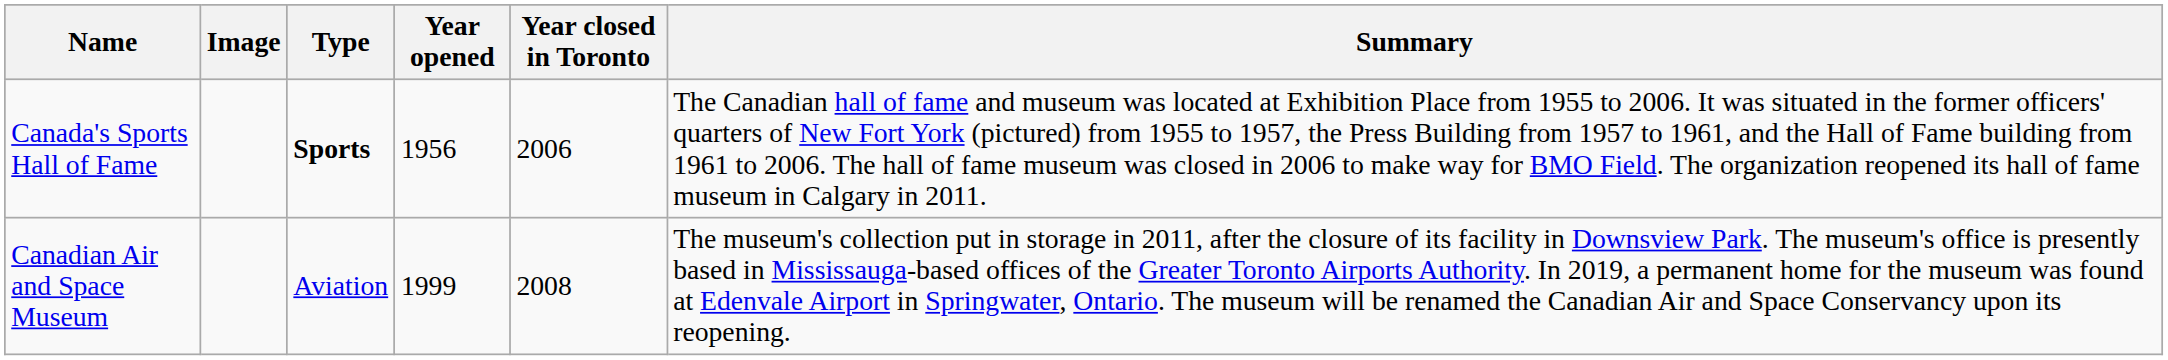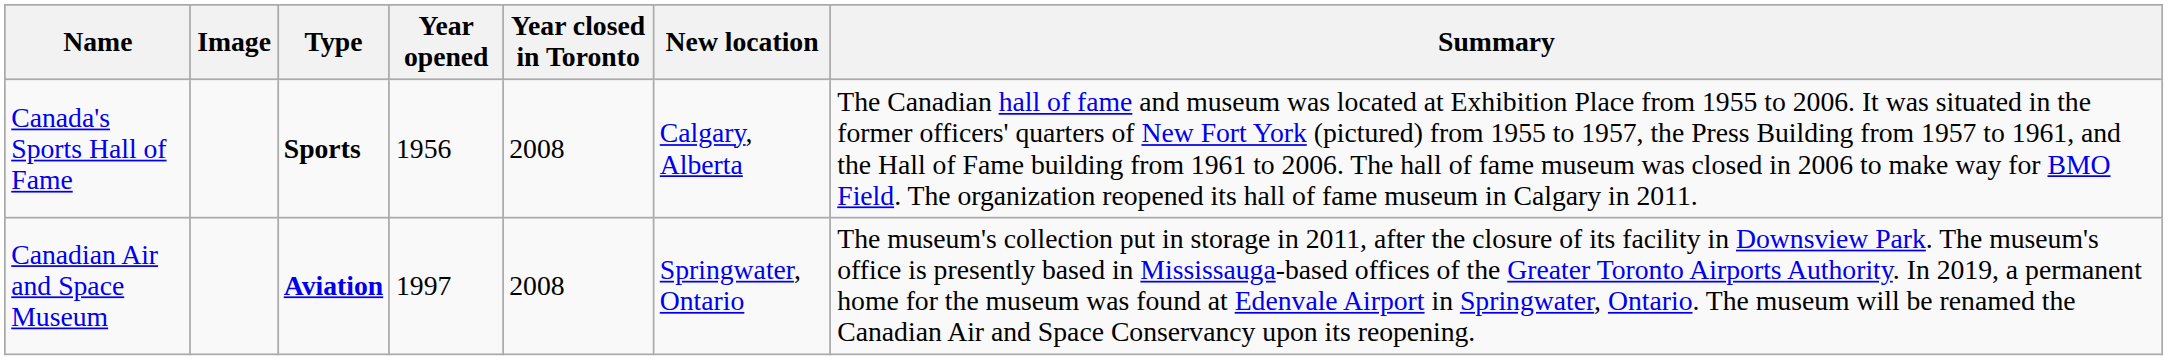+ column: (742, 42)
(544, 148) 2006 -> (537, 148) 2008
(341, 285) normal -> (333, 285) bold
(429, 285) 1999 -> (424, 285) 1997
